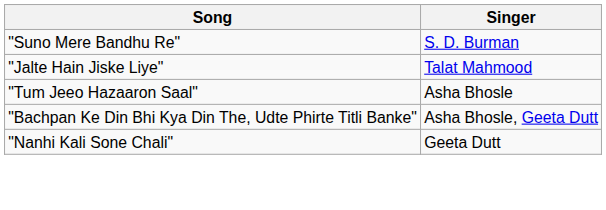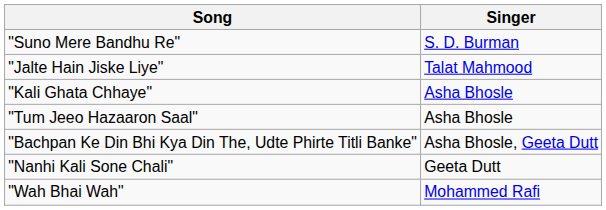+ row: (80, 92)
+ row: (66, 192)
